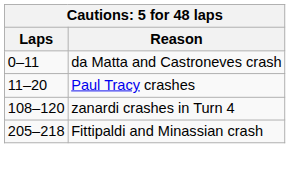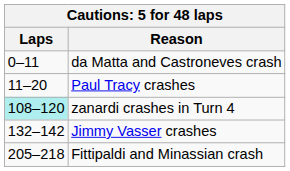(36, 108) no background -> (36, 108) paleturquoise background
+ row: (144, 131)
